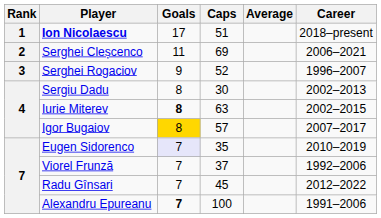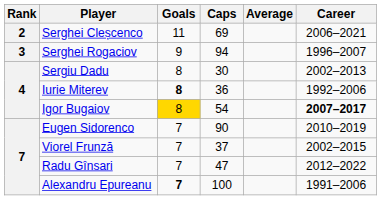- row: (84, 33)
(222, 71) 52 -> (222, 52) 94
(222, 109) 63 -> (222, 90) 36
(336, 109) 2002–2015 -> (336, 90) 1992–2006
(222, 128) 57 -> (222, 109) 54
(336, 128) normal -> (336, 109) bold
(179, 147) lavender background -> (179, 128) no background
(222, 147) 35 -> (222, 128) 90
(336, 166) 1992–2006 -> (336, 147) 2002–2015
(222, 185) 45 -> (222, 166) 47
